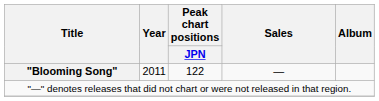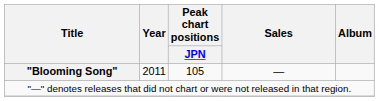(195, 72) 122 -> (195, 72) 105
